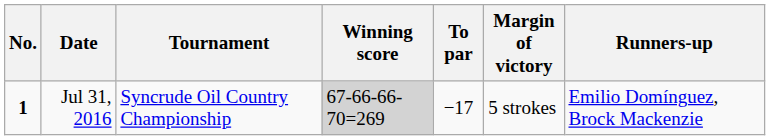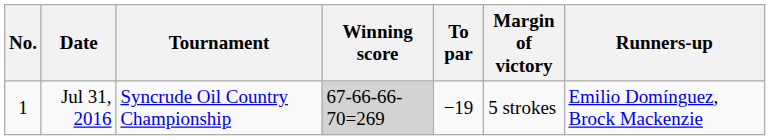(23, 107) bold -> (23, 107) normal
(458, 107) −17 -> (458, 107) −19
